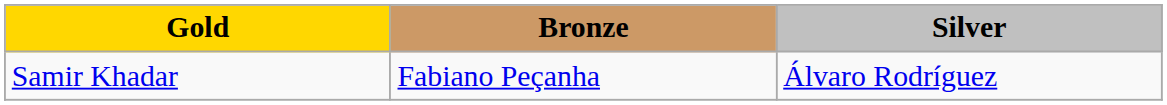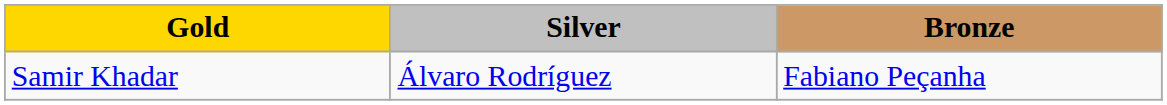columns swapped: (969, 28) <-> (584, 28)
